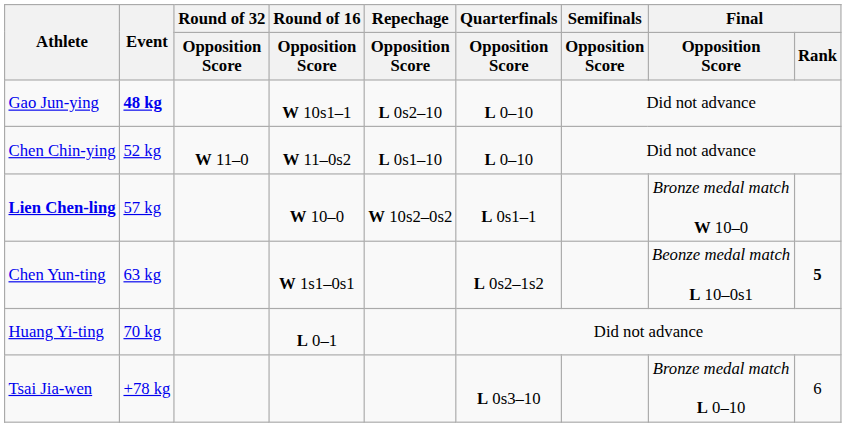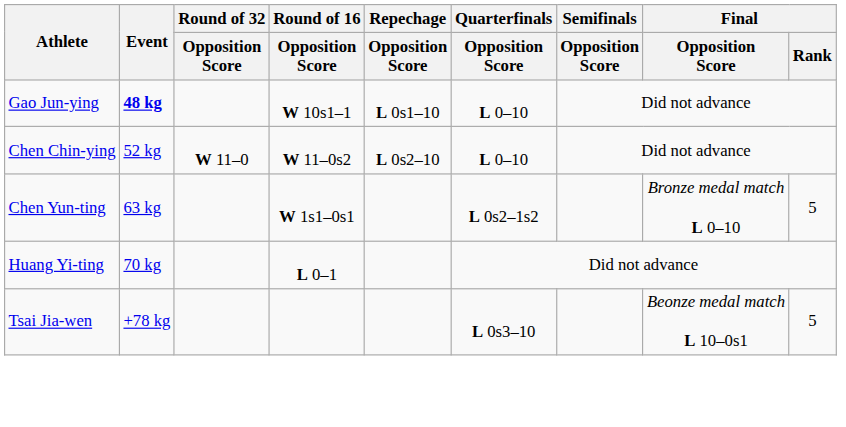(410, 113) L 0s2–10 -> (408, 113) L 0s1–10
(410, 160) L 0s1–10 -> (408, 160) L 0s2–10
- row: (62, 207)
(721, 274) Beonze medal match L 10–0s1 -> (716, 207) Bronze medal match L 0–10
(817, 274) bold -> (812, 207) normal
(721, 388) Bronze medal match L 0–10 -> (716, 322) Beonze medal match L 10–0s1
(817, 388) 6 -> (812, 322) 5
